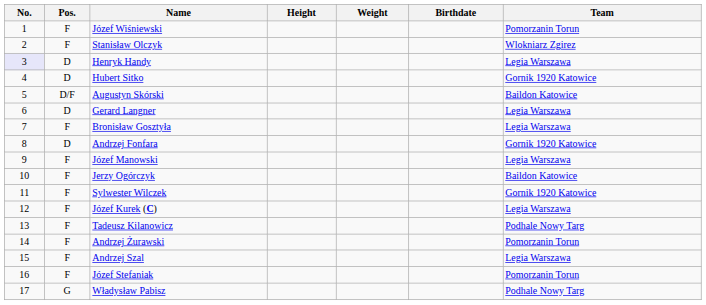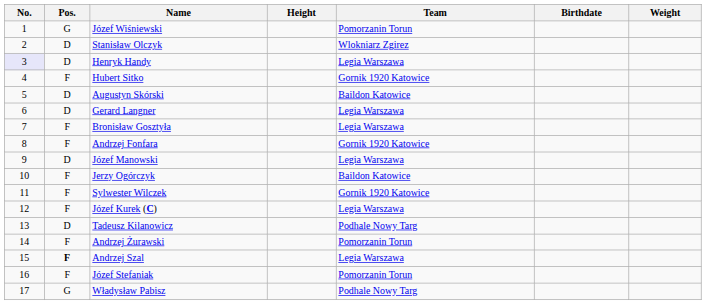columns swapped: (372, 13) <-> (602, 13)
(67, 29) F -> (67, 29) G
(67, 45) F -> (67, 45) D
(67, 78) D -> (67, 78) F
(67, 95) D/F -> (67, 95) D
(67, 144) D -> (67, 144) F
(67, 160) F -> (67, 160) D
(67, 226) F -> (67, 226) D
(67, 258) normal -> (67, 258) bold
